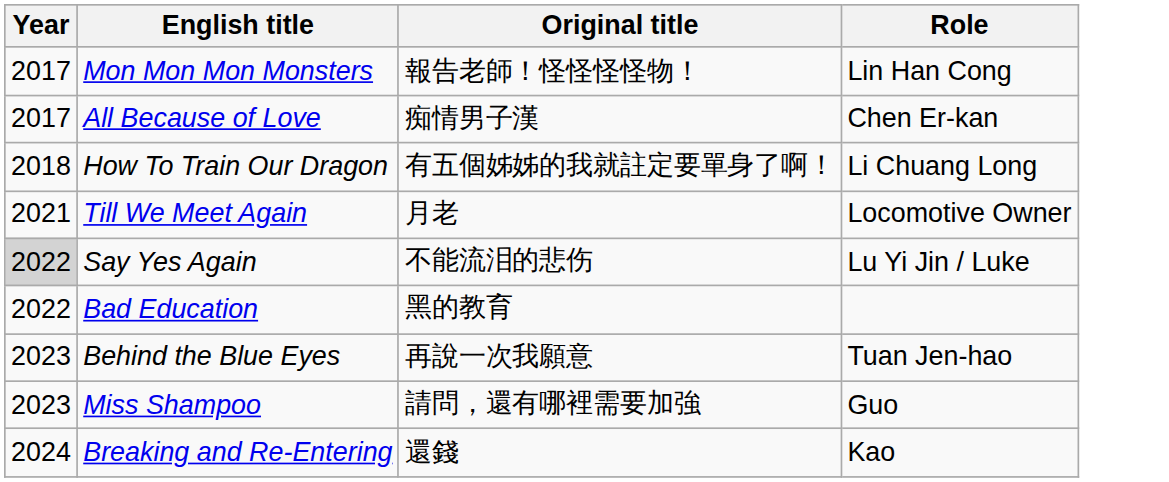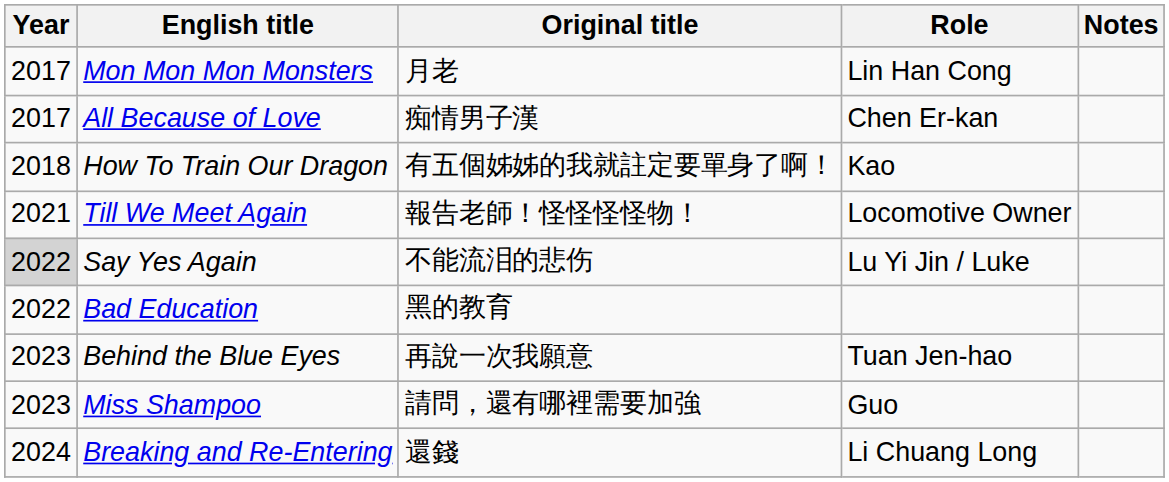+ column: (1121, 25)
(553, 70) 報告老師！怪怪怪怪物！ -> (432, 70) 月老
(942, 166) Li Chuang Long -> (871, 166) Kao
(432, 213) 月老 -> (553, 213) 報告老師！怪怪怪怪物！
(871, 452) Kao -> (942, 452) Li Chuang Long
